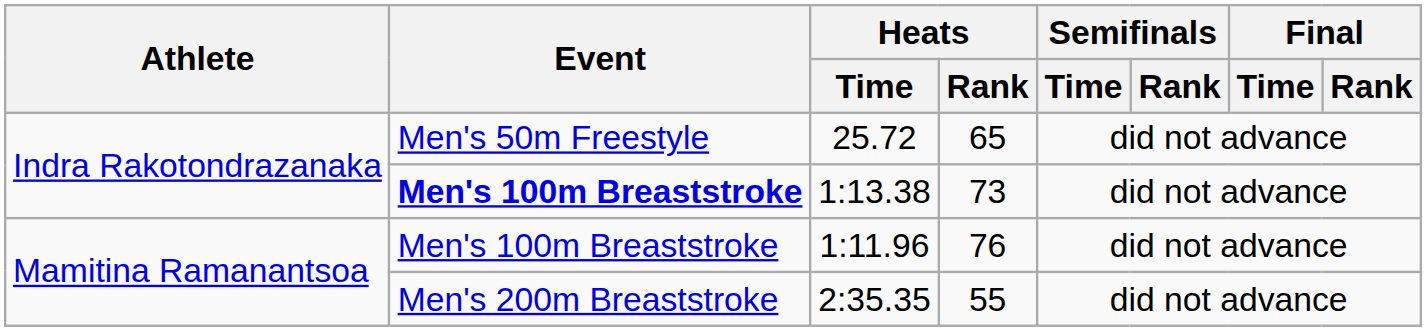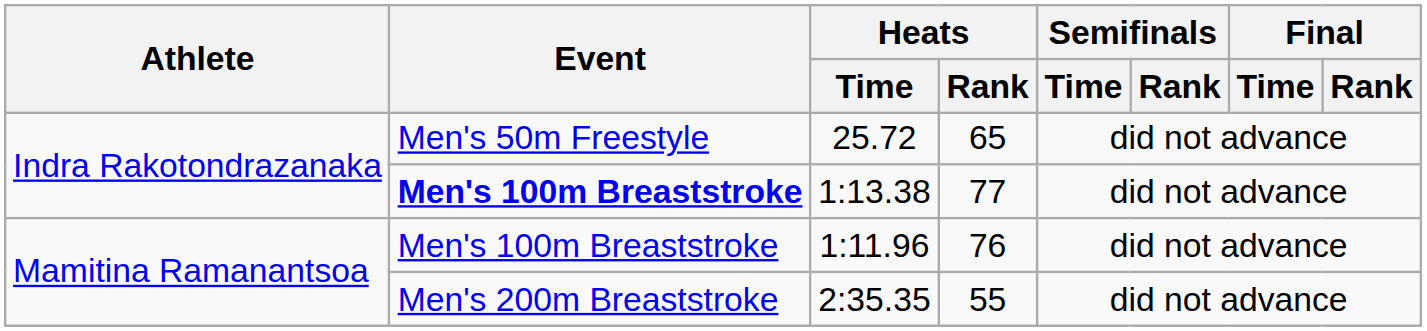(988, 192) 73 -> (988, 192) 77
